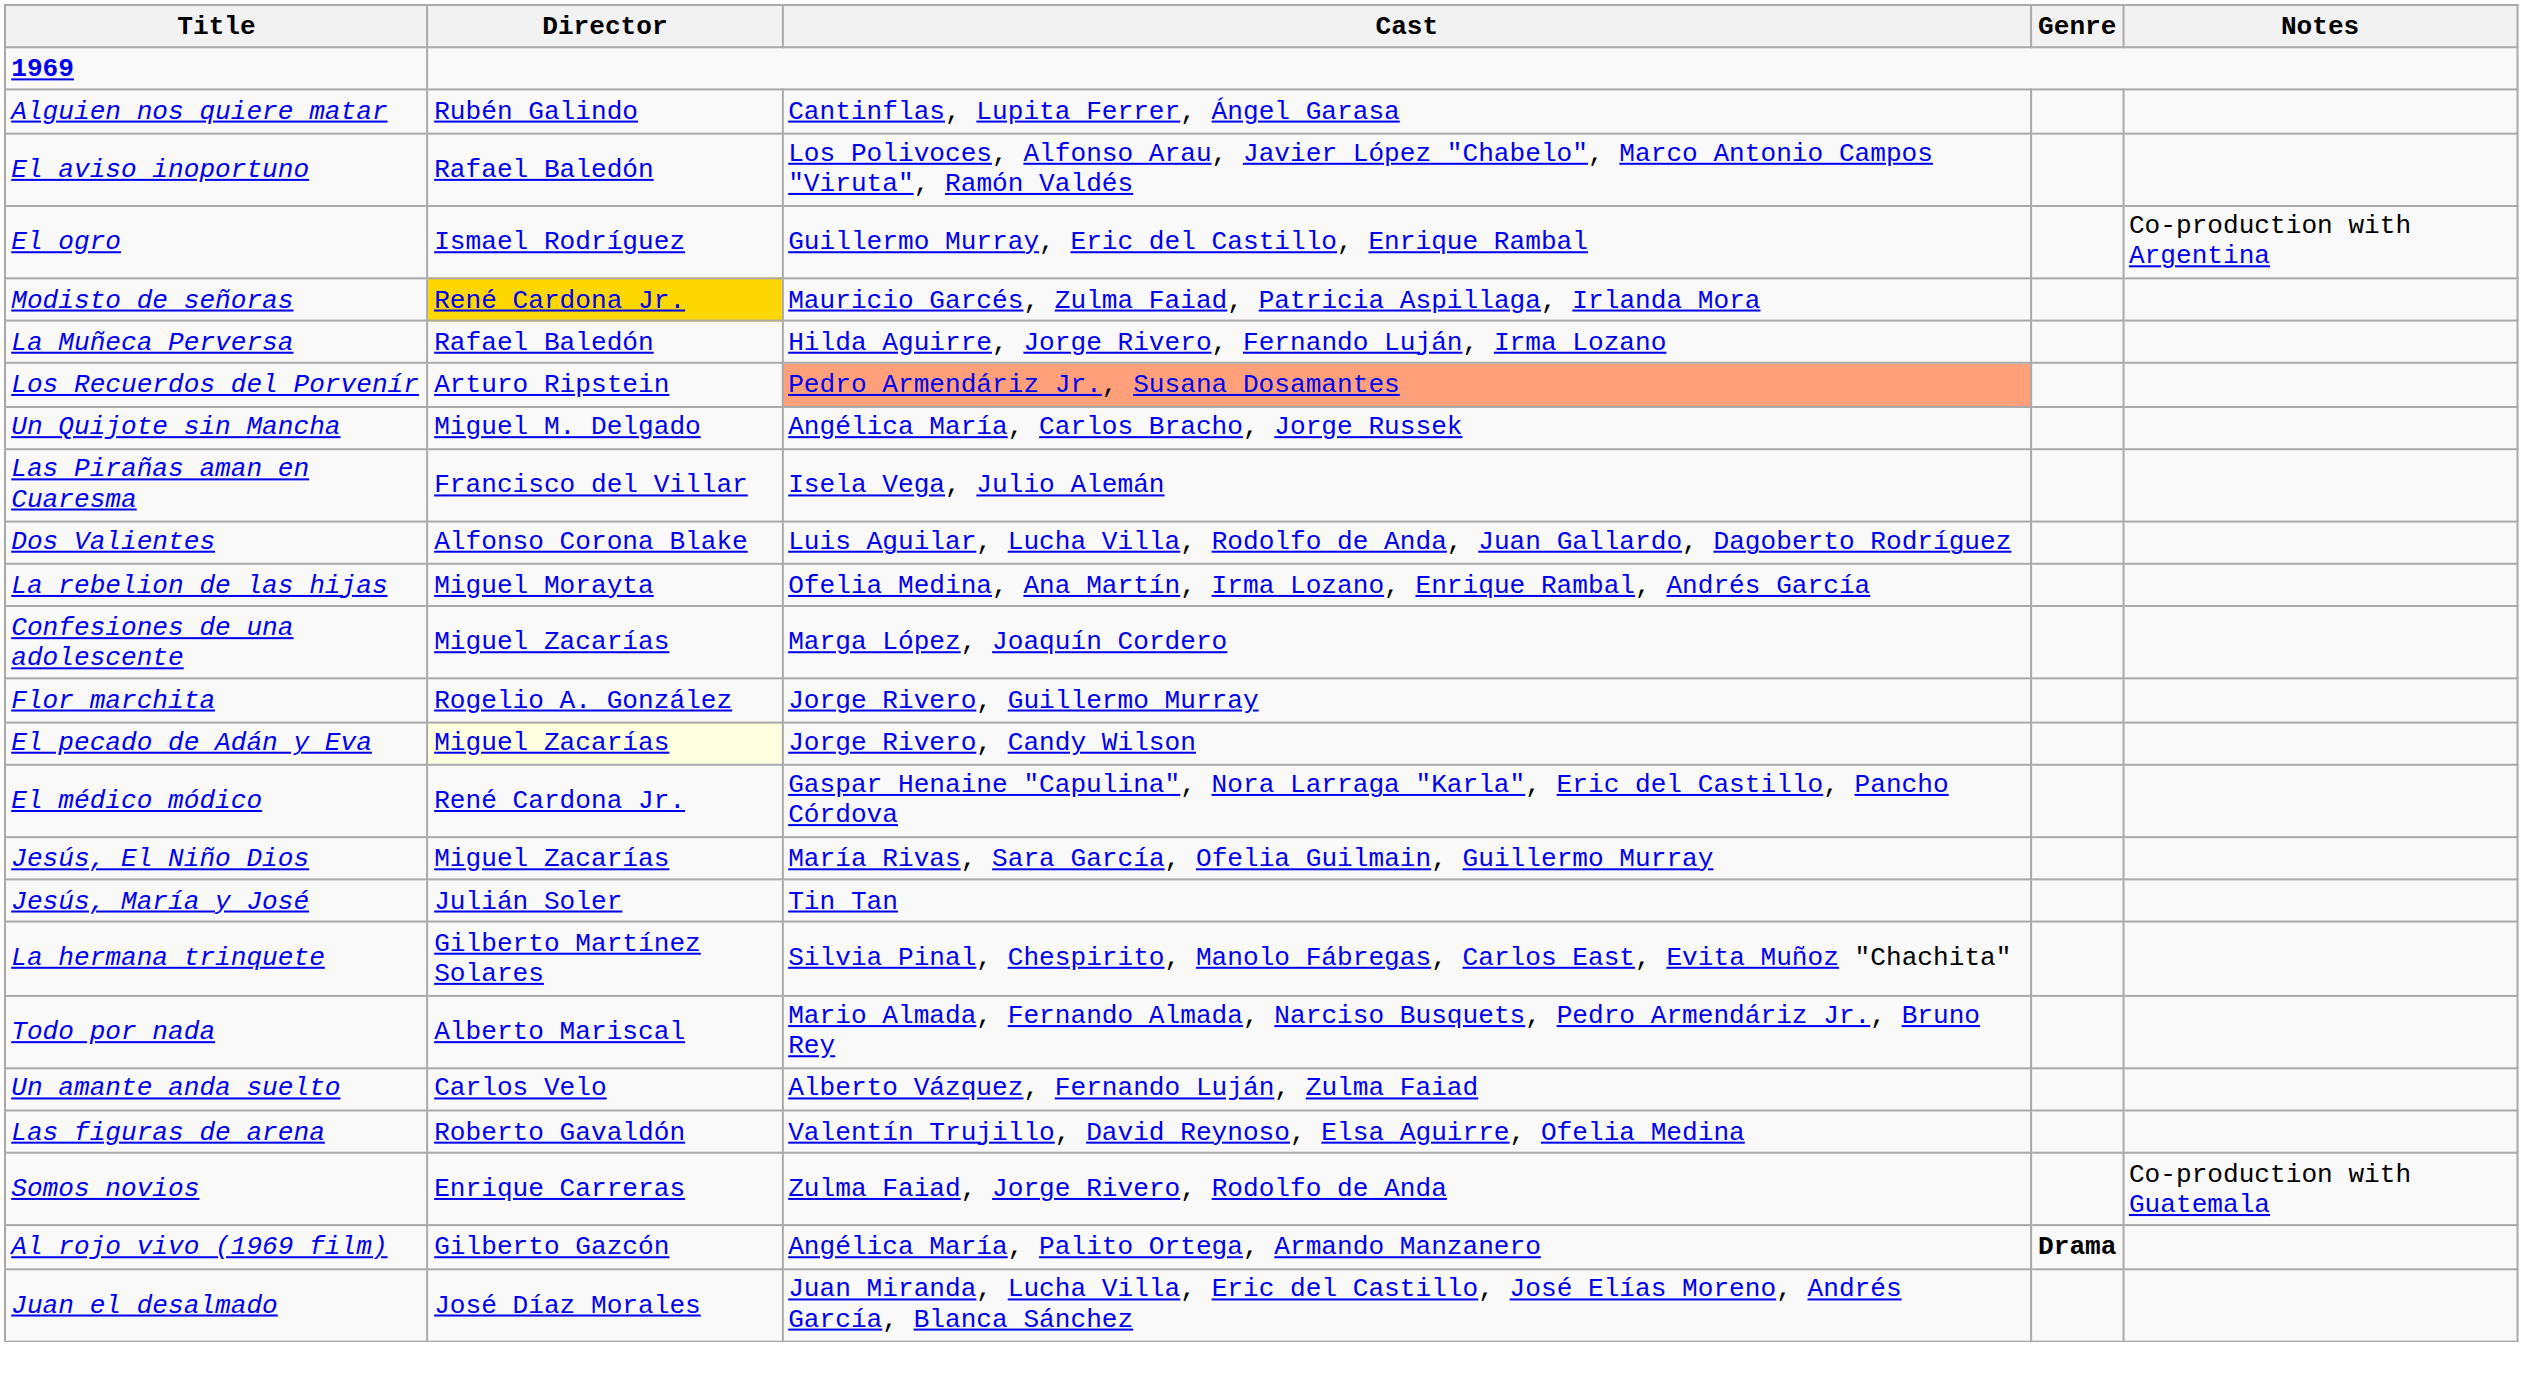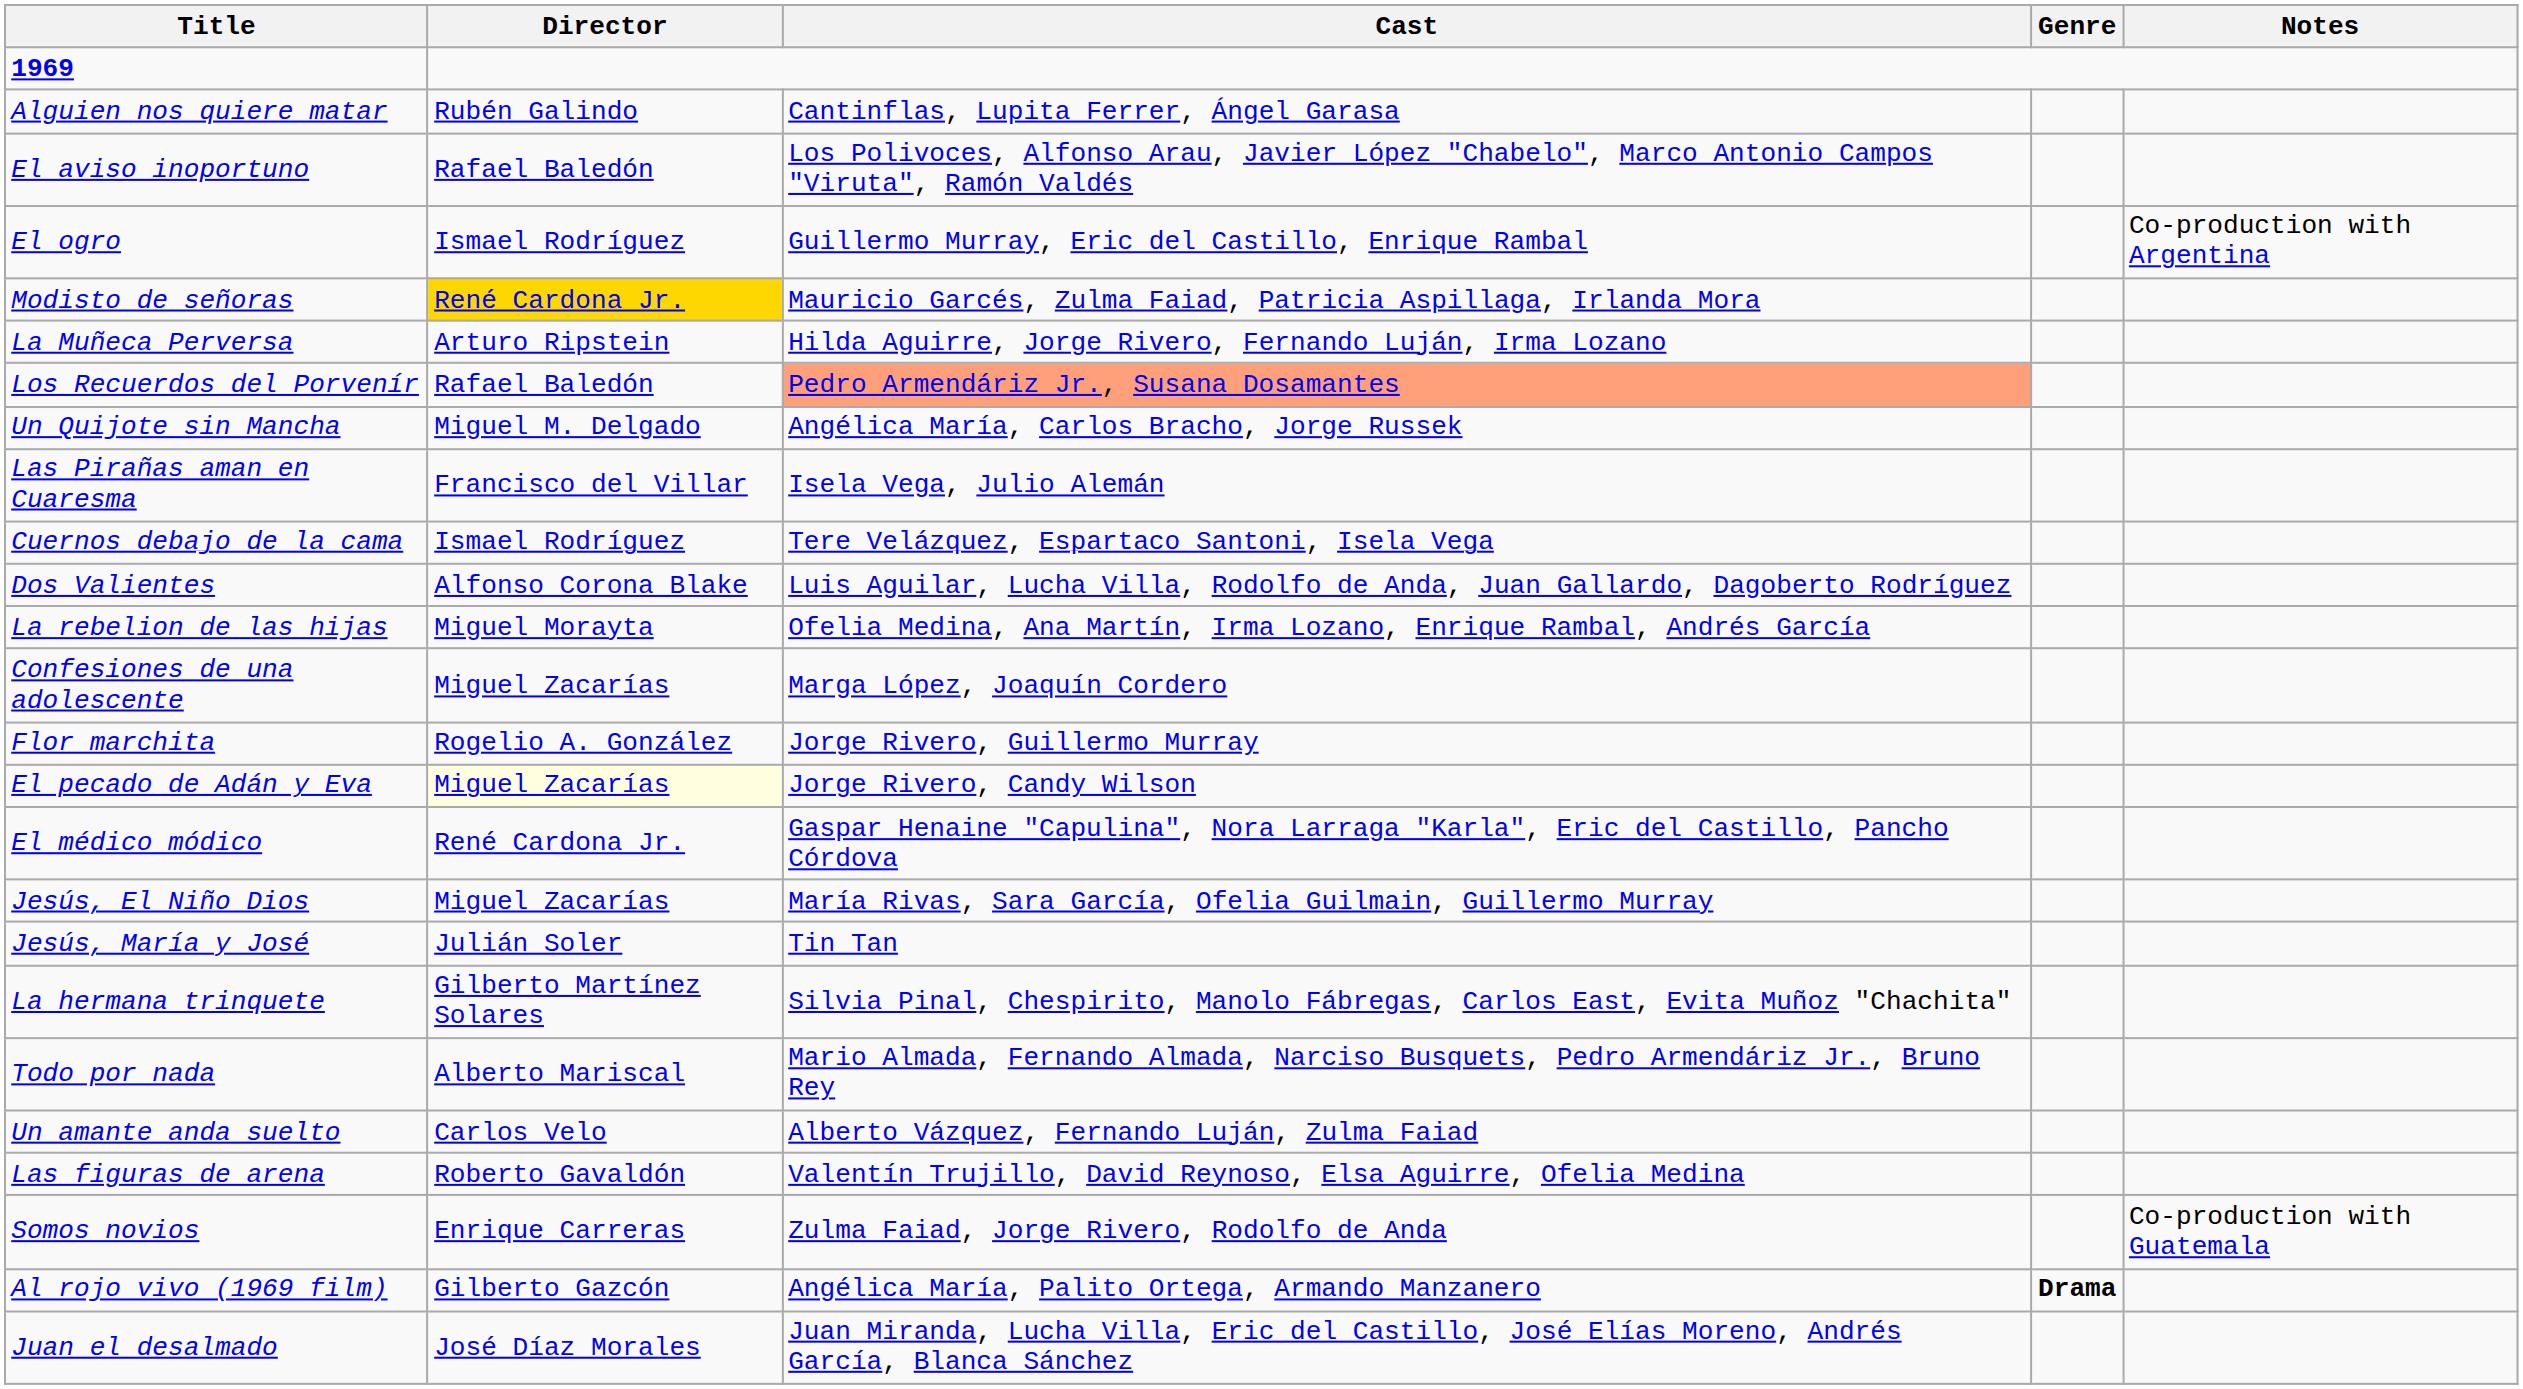(544, 342) Rafael Baledón -> (552, 342) Arturo Ripstein
(552, 385) Arturo Ripstein -> (544, 385) Rafael Baledón
+ row: (207, 543)
